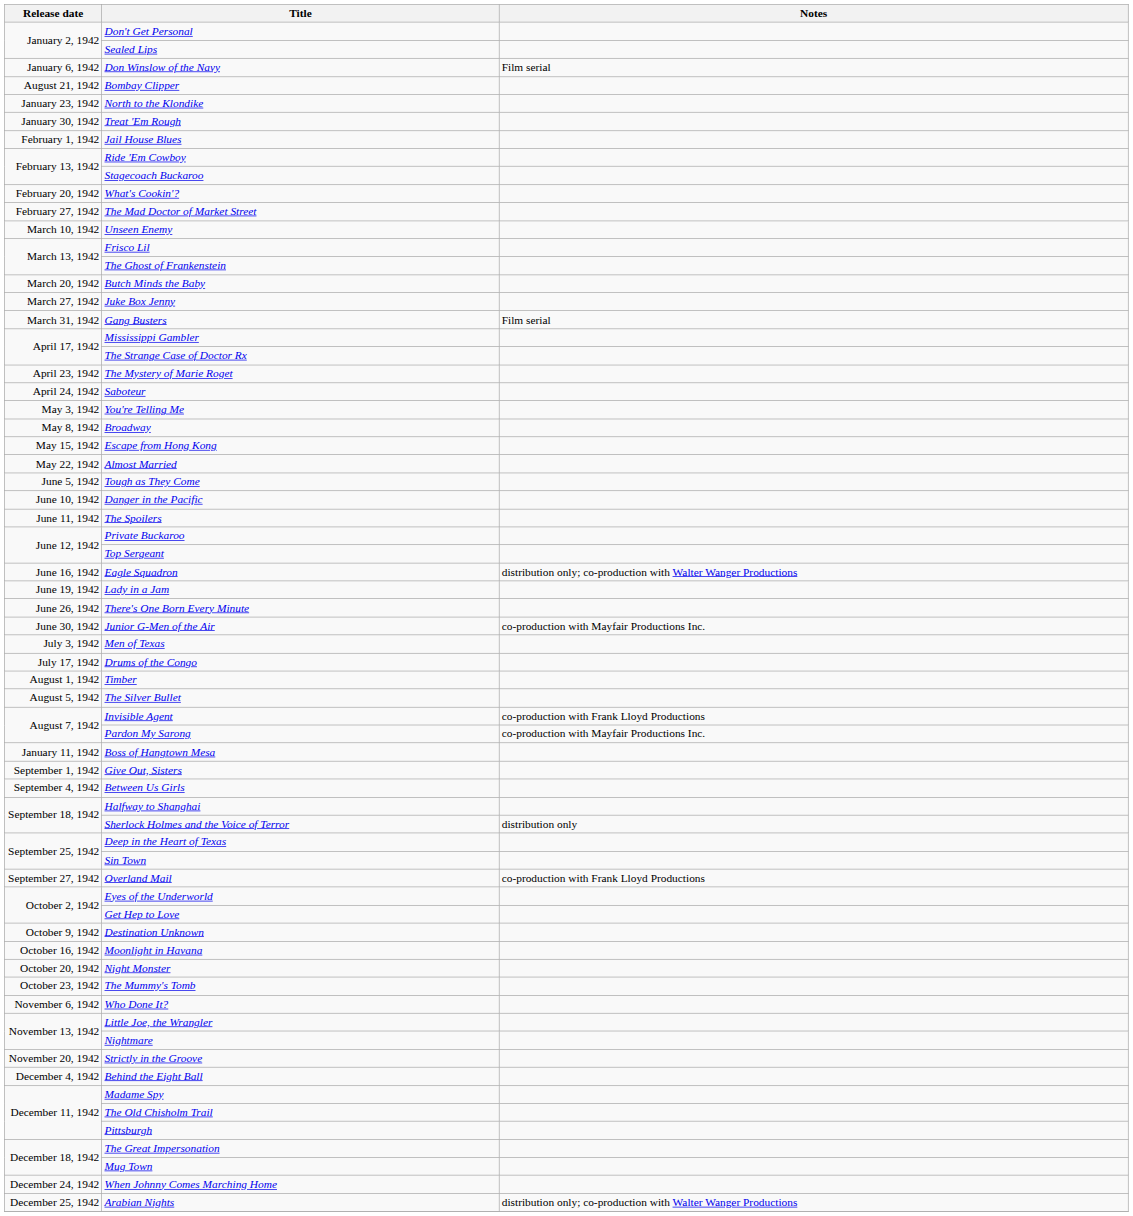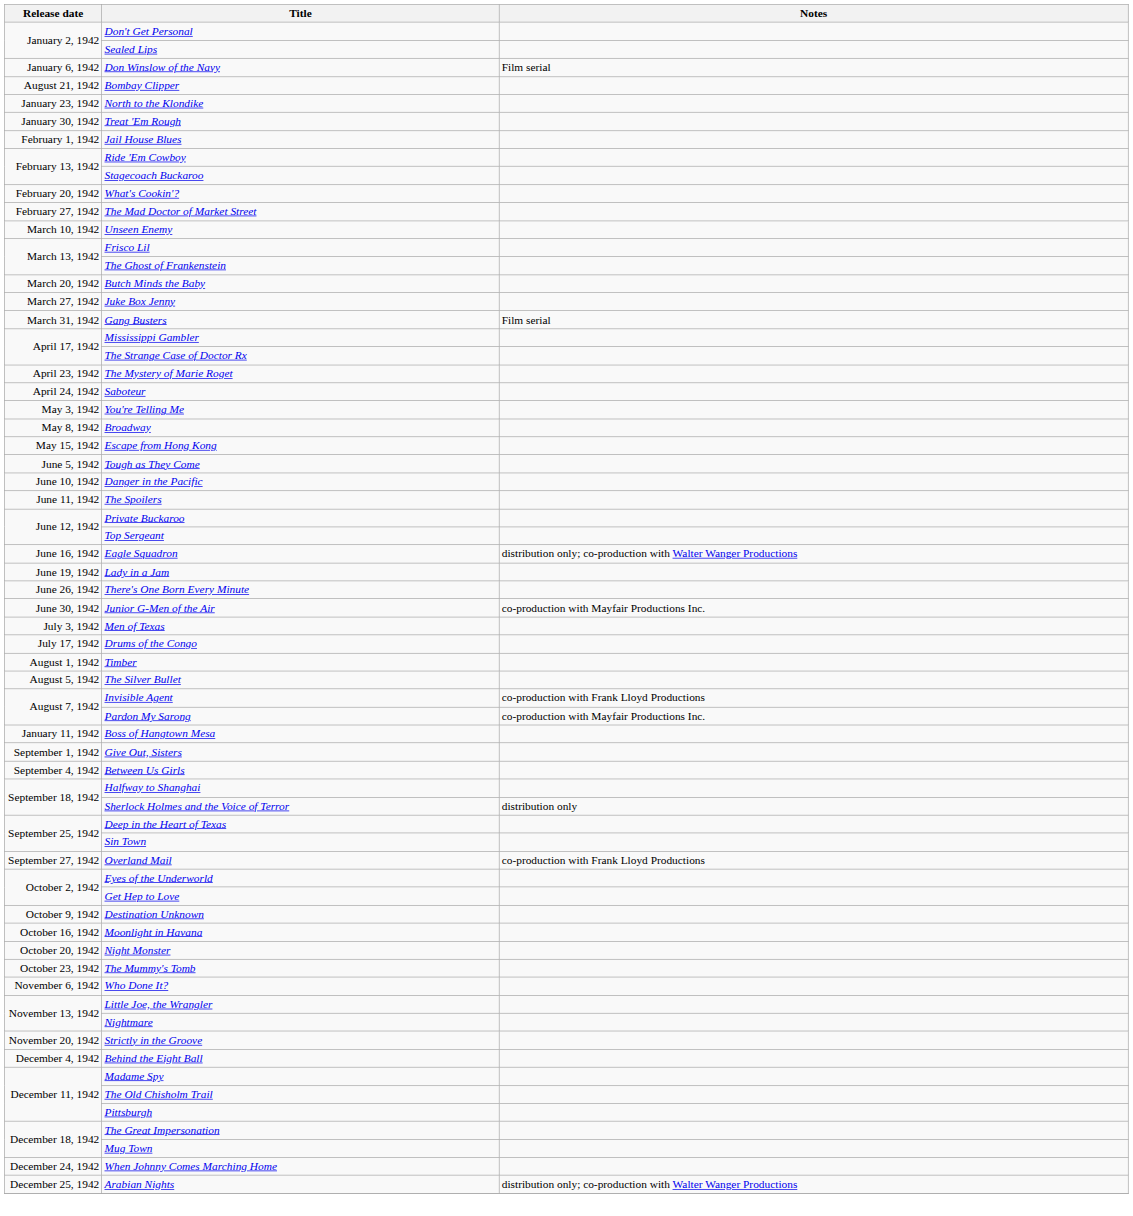- row: (141, 463)
